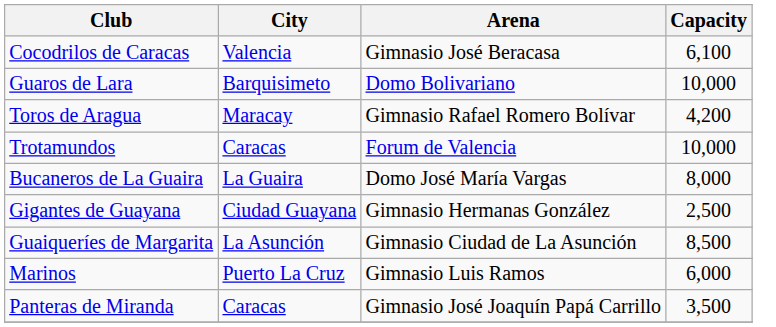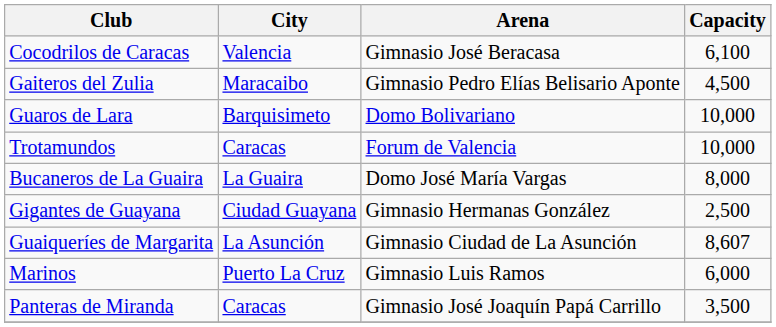+ row: (81, 83)
- row: (75, 115)
(709, 242) 8,500 -> (727, 242) 8,607
